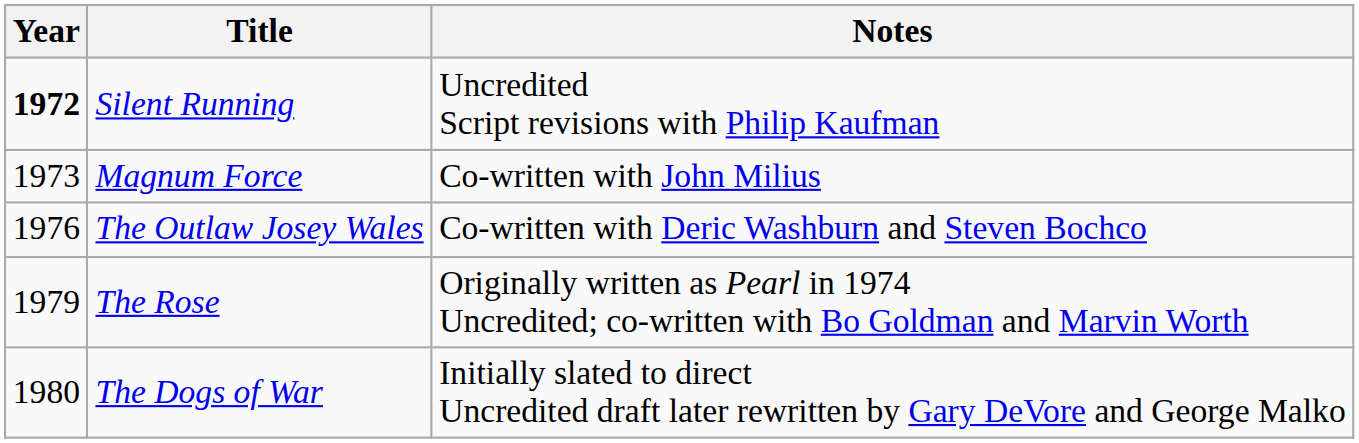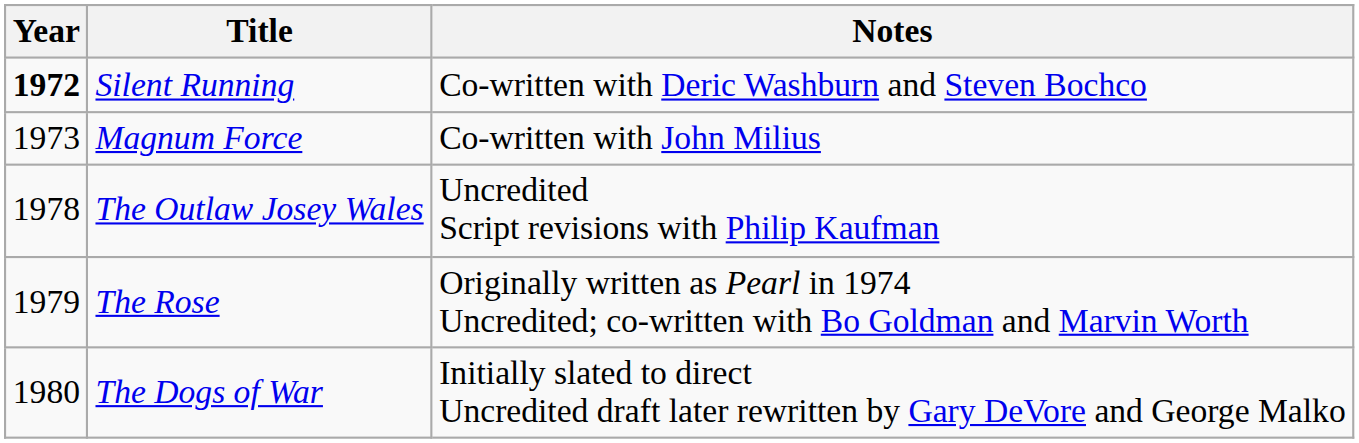(689, 103) Uncredited Script revisions with Philip Kaufman -> (793, 84) Co-written with Deric Washburn and Steven Bochco
(46, 228) 1976 -> (46, 209) 1978
(793, 228) Co-written with Deric Washburn and Steven Bochco -> (689, 209) Uncredited Script revisions with Philip Kaufman
